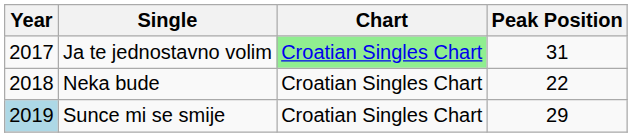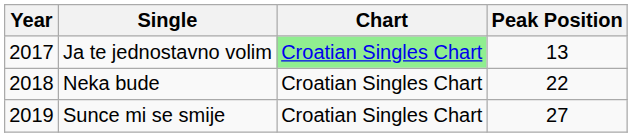(557, 52) 31 -> (557, 52) 13
(31, 115) lightblue background -> (31, 115) no background
(557, 115) 29 -> (557, 115) 27
